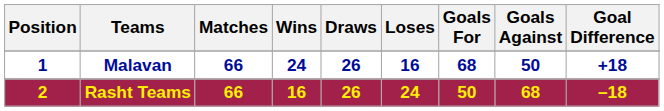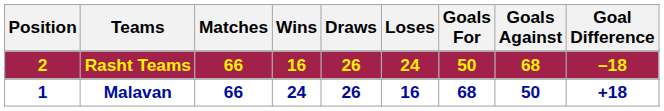rows swapped: (138, 65) <-> (138, 92)
